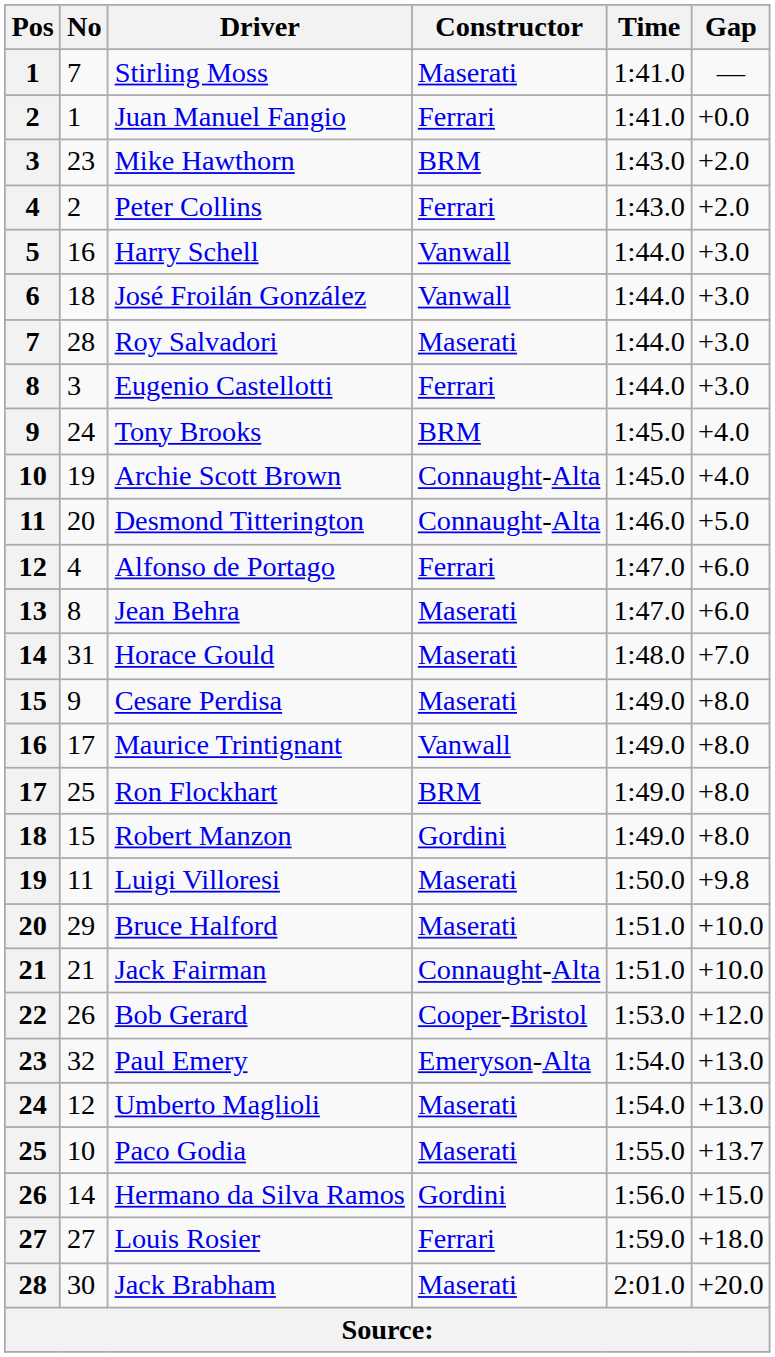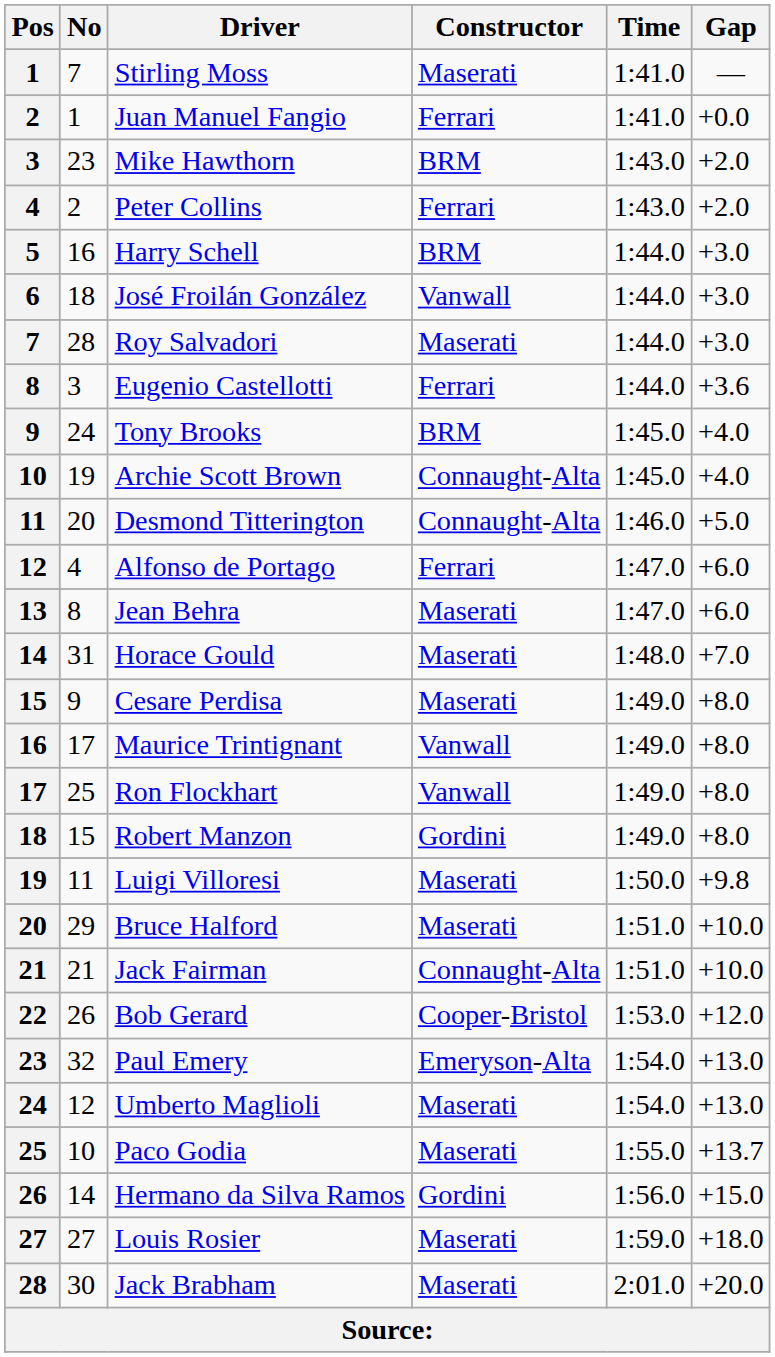(464, 251) Vanwall -> (449, 251) BRM
(724, 386) +3.0 -> (724, 386) +3.6
(449, 790) BRM -> (464, 790) Vanwall
(456, 1239) Ferrari -> (467, 1239) Maserati
